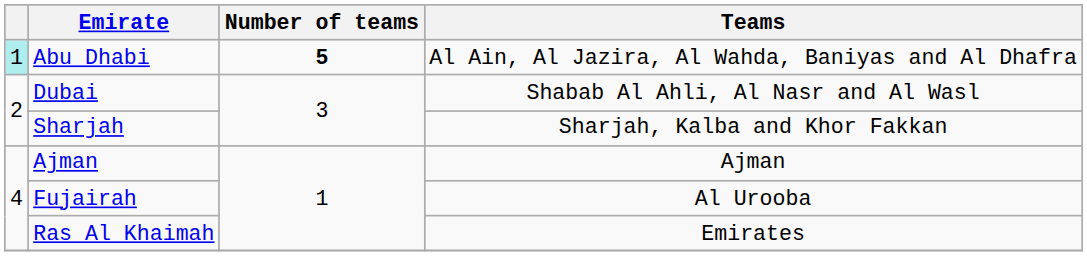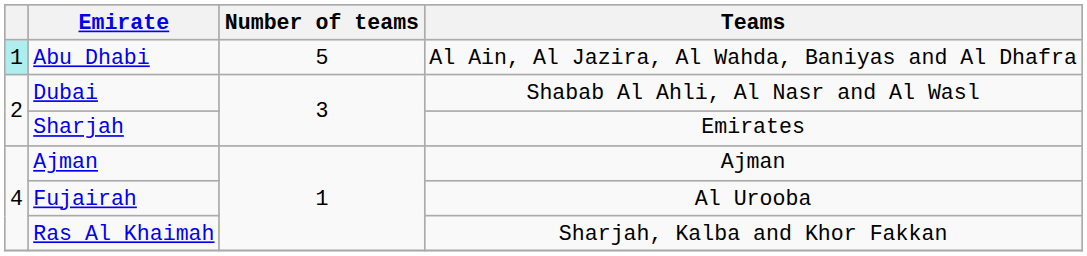(322, 58) bold -> (322, 58) normal
(753, 128) Sharjah, Kalba and Khor Fakkan -> (753, 128) Emirates
(753, 233) Emirates -> (753, 233) Sharjah, Kalba and Khor Fakkan
